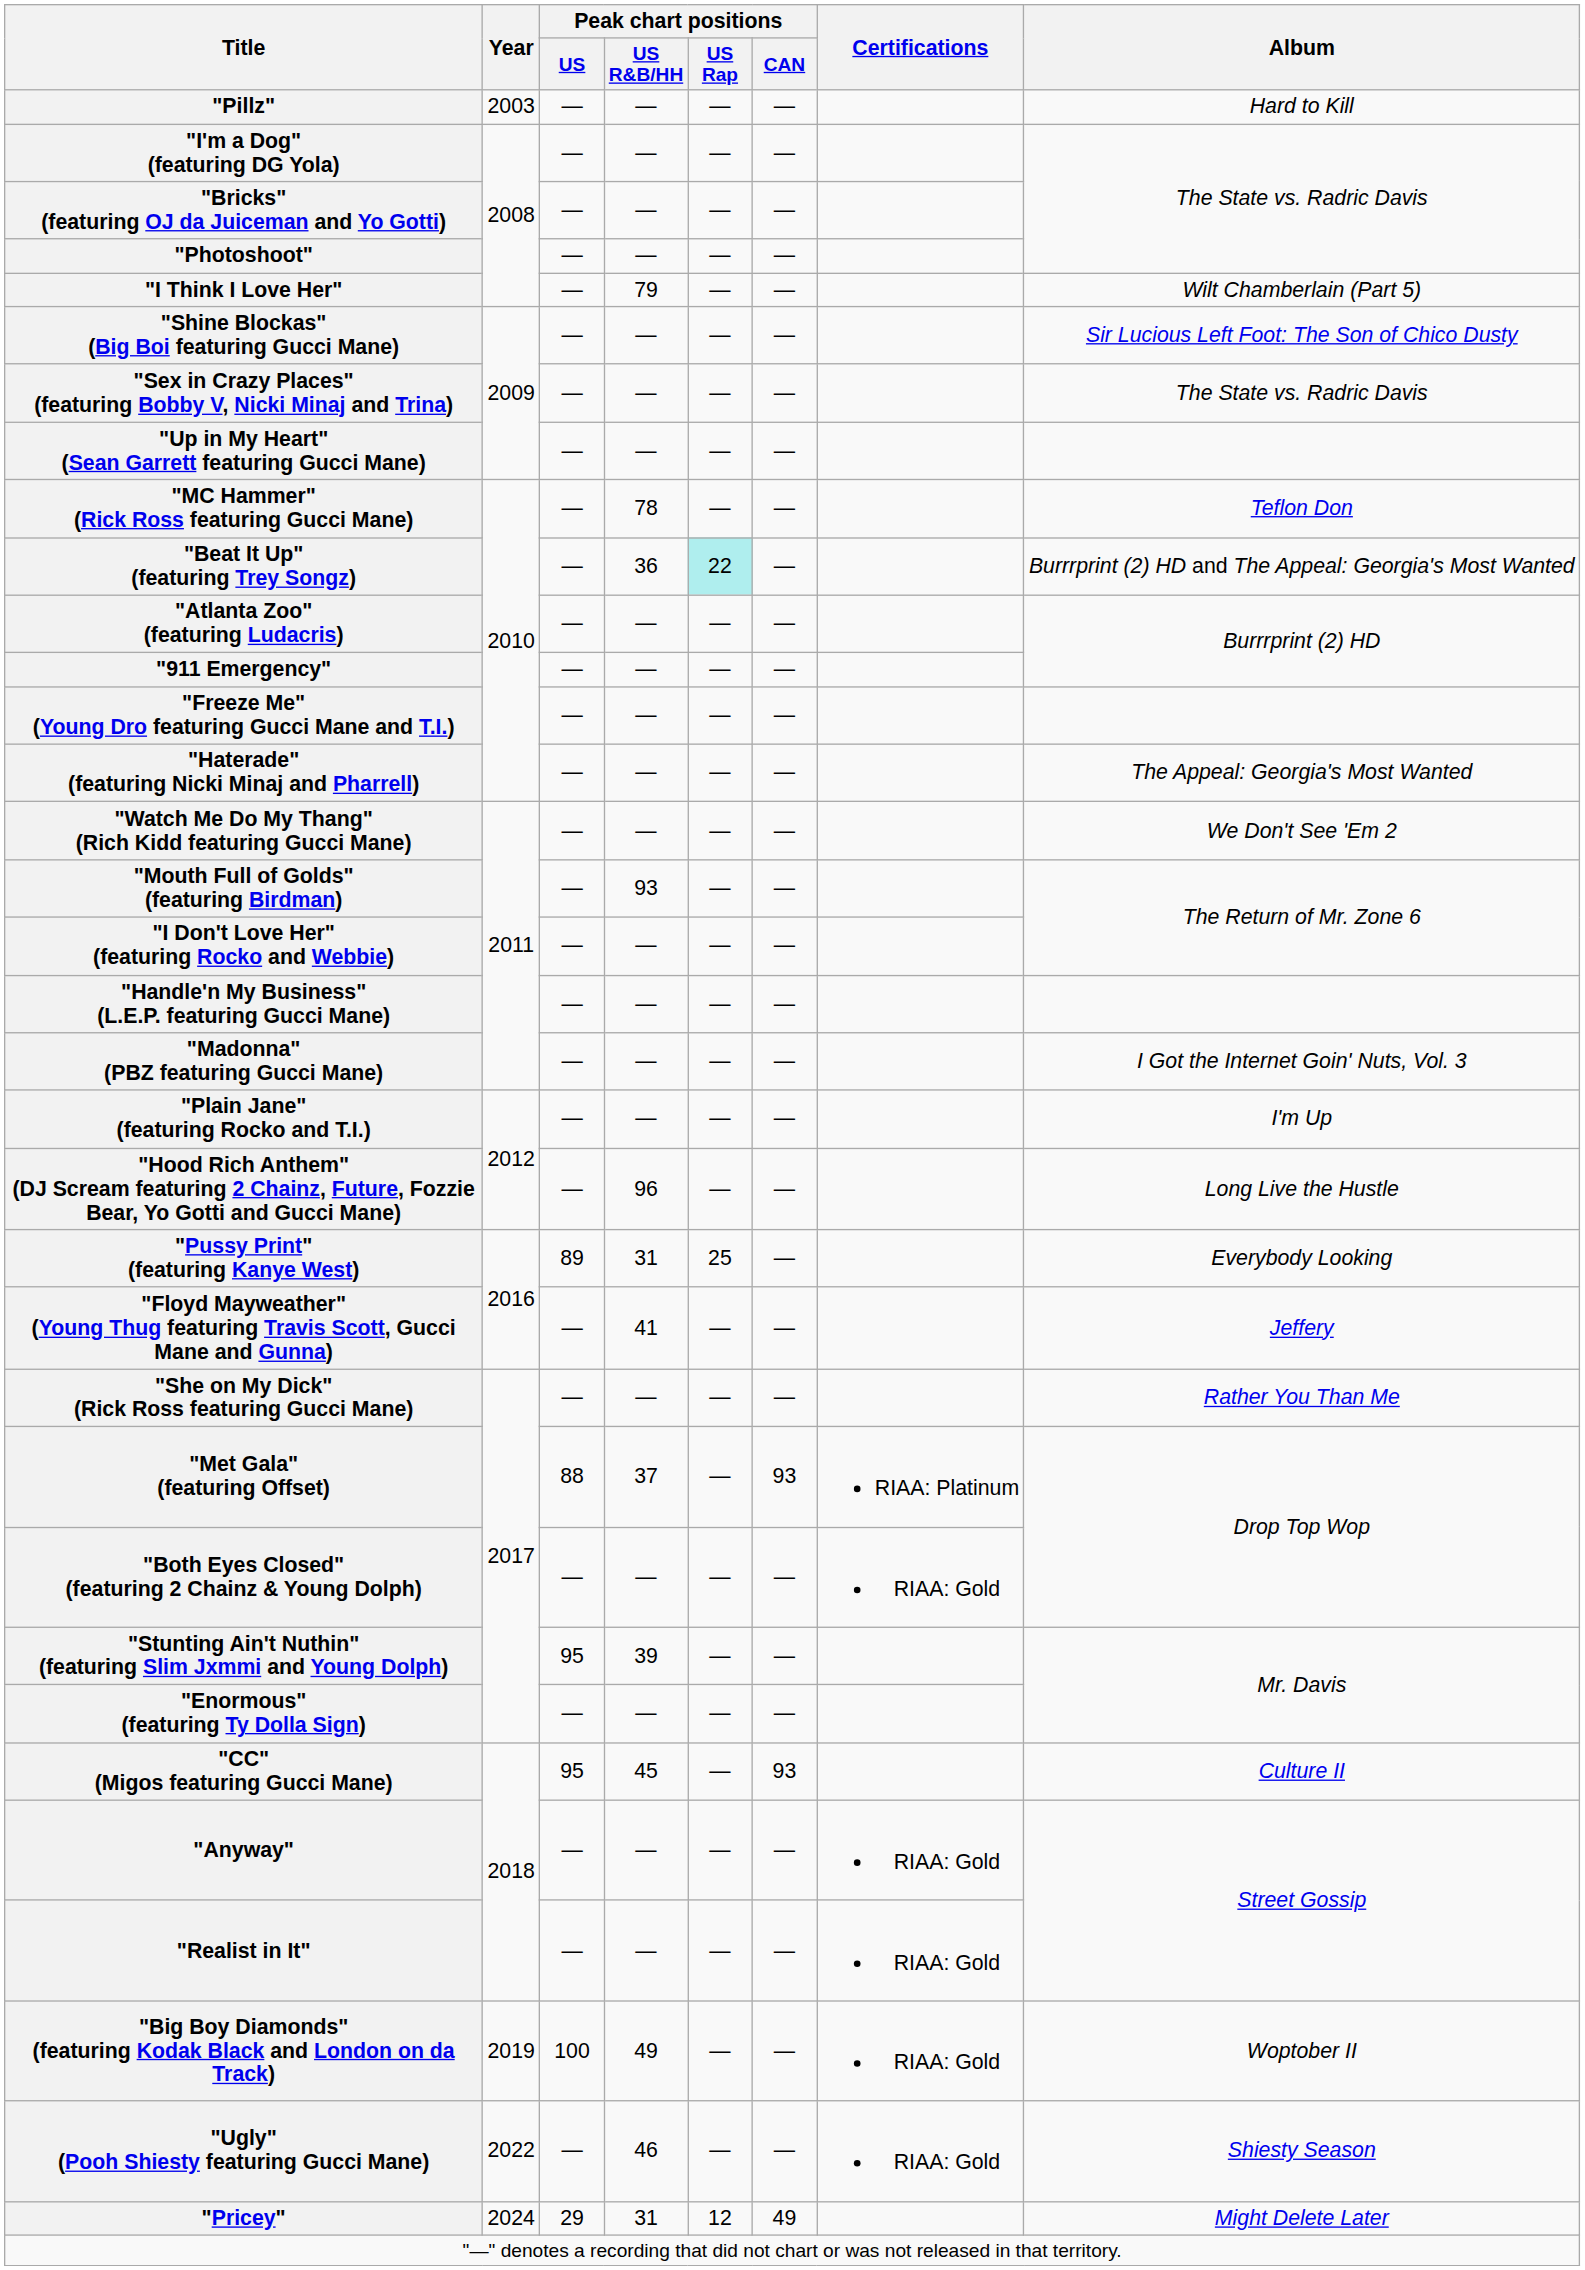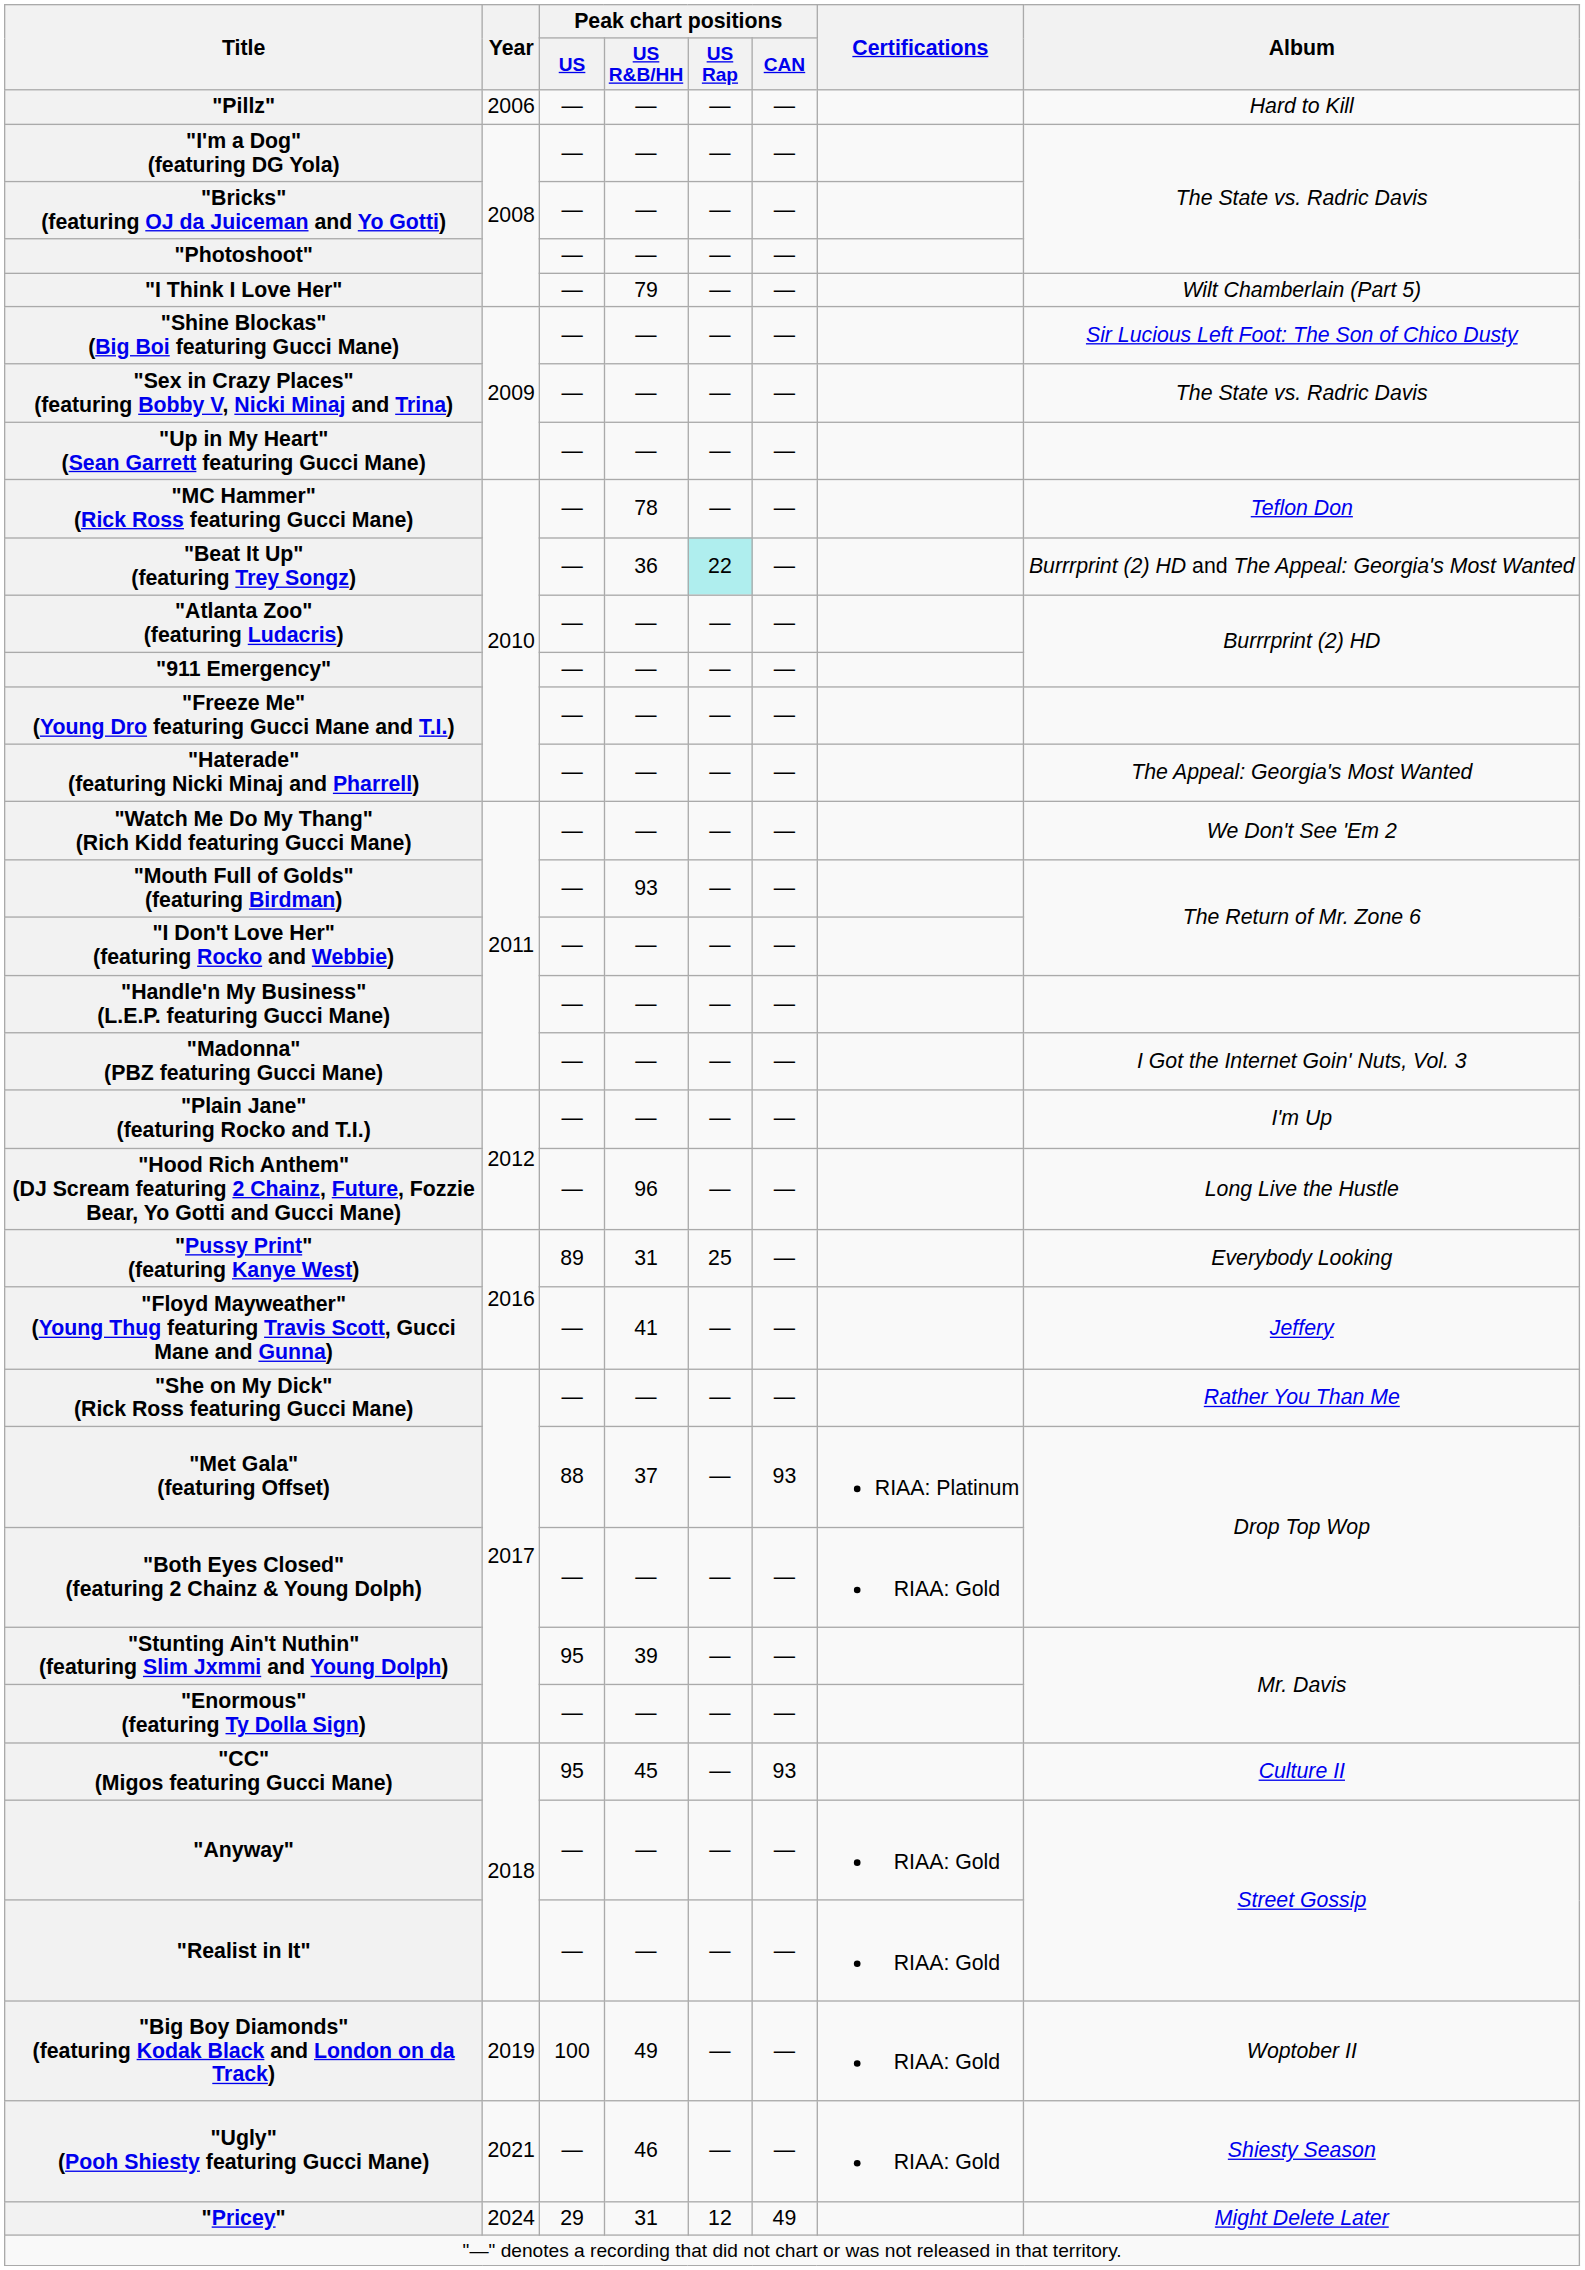(511, 106) 2003 -> (511, 106) 2006
(511, 2150) 2022 -> (511, 2150) 2021
